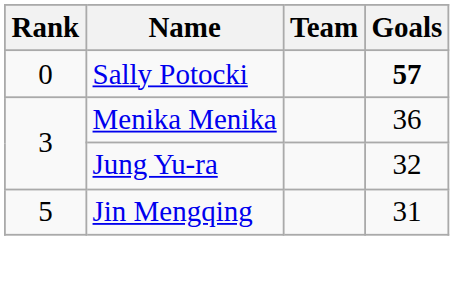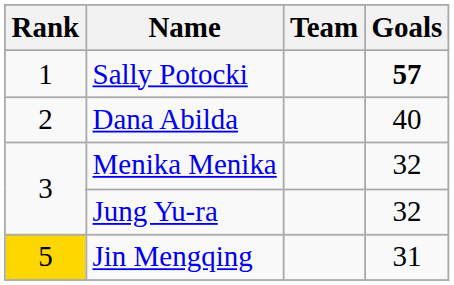(45, 73) 0 -> (45, 73) 1
+ row: (165, 119)
(407, 119) 36 -> (407, 165) 32
(45, 211) no background -> (45, 257) gold background
